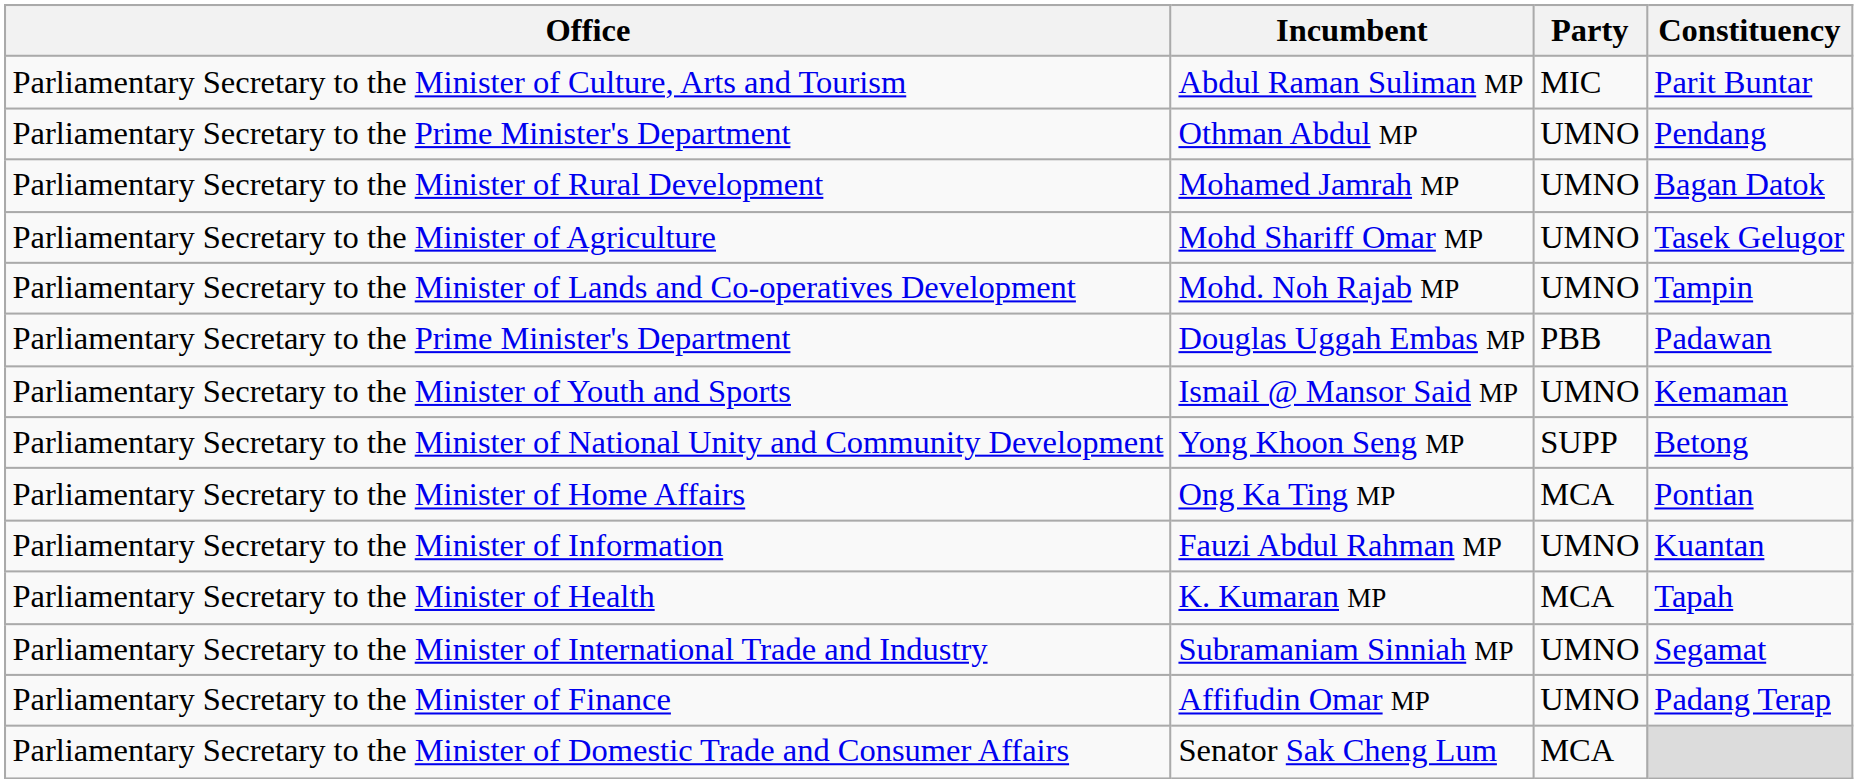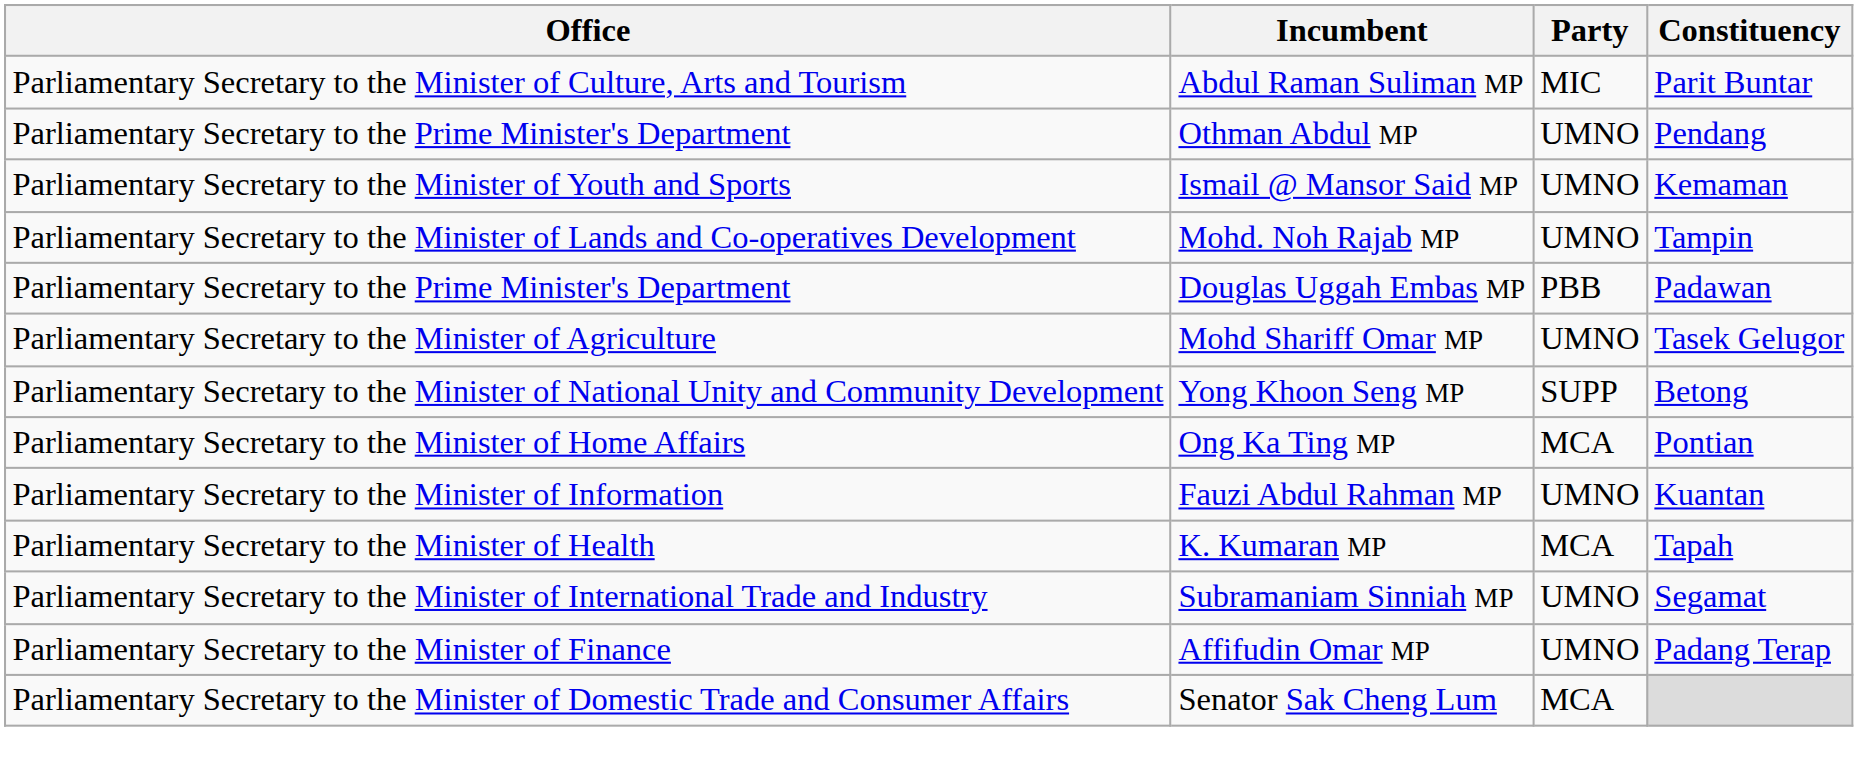- row: (1319, 184)
rows swapped: (1348, 390) <-> (1331, 236)
